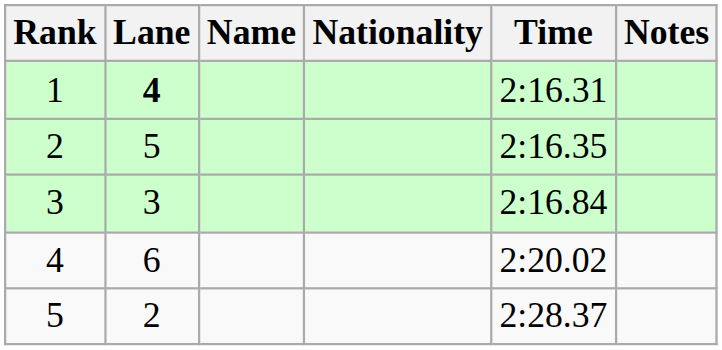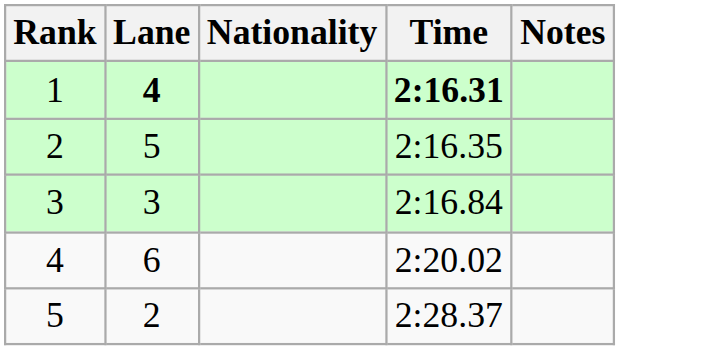- column: (251, 32)
(553, 89) normal -> (449, 89) bold
